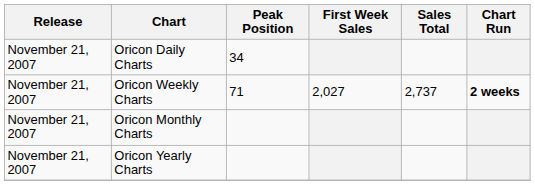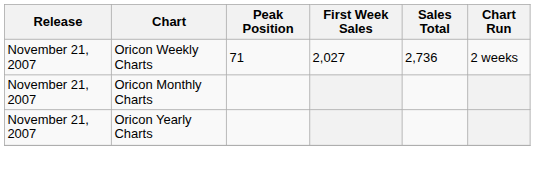- row: (150, 57)
(421, 92) 2,737 -> (421, 57) 2,736
(495, 92) bold -> (494, 57) normal
